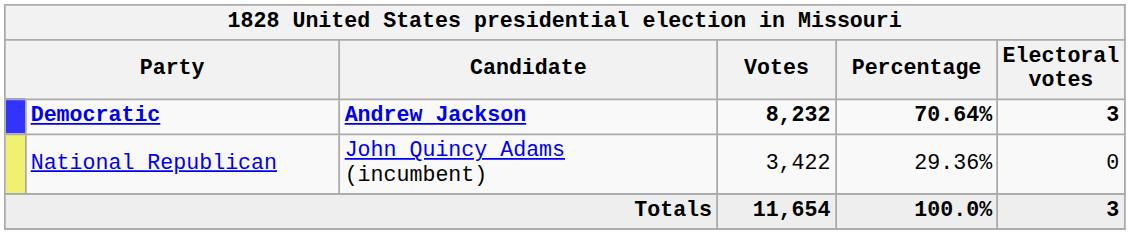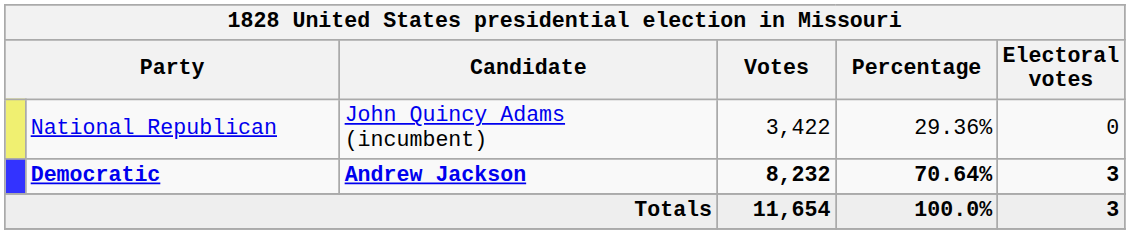rows swapped: (96, 117) <-> (154, 164)
